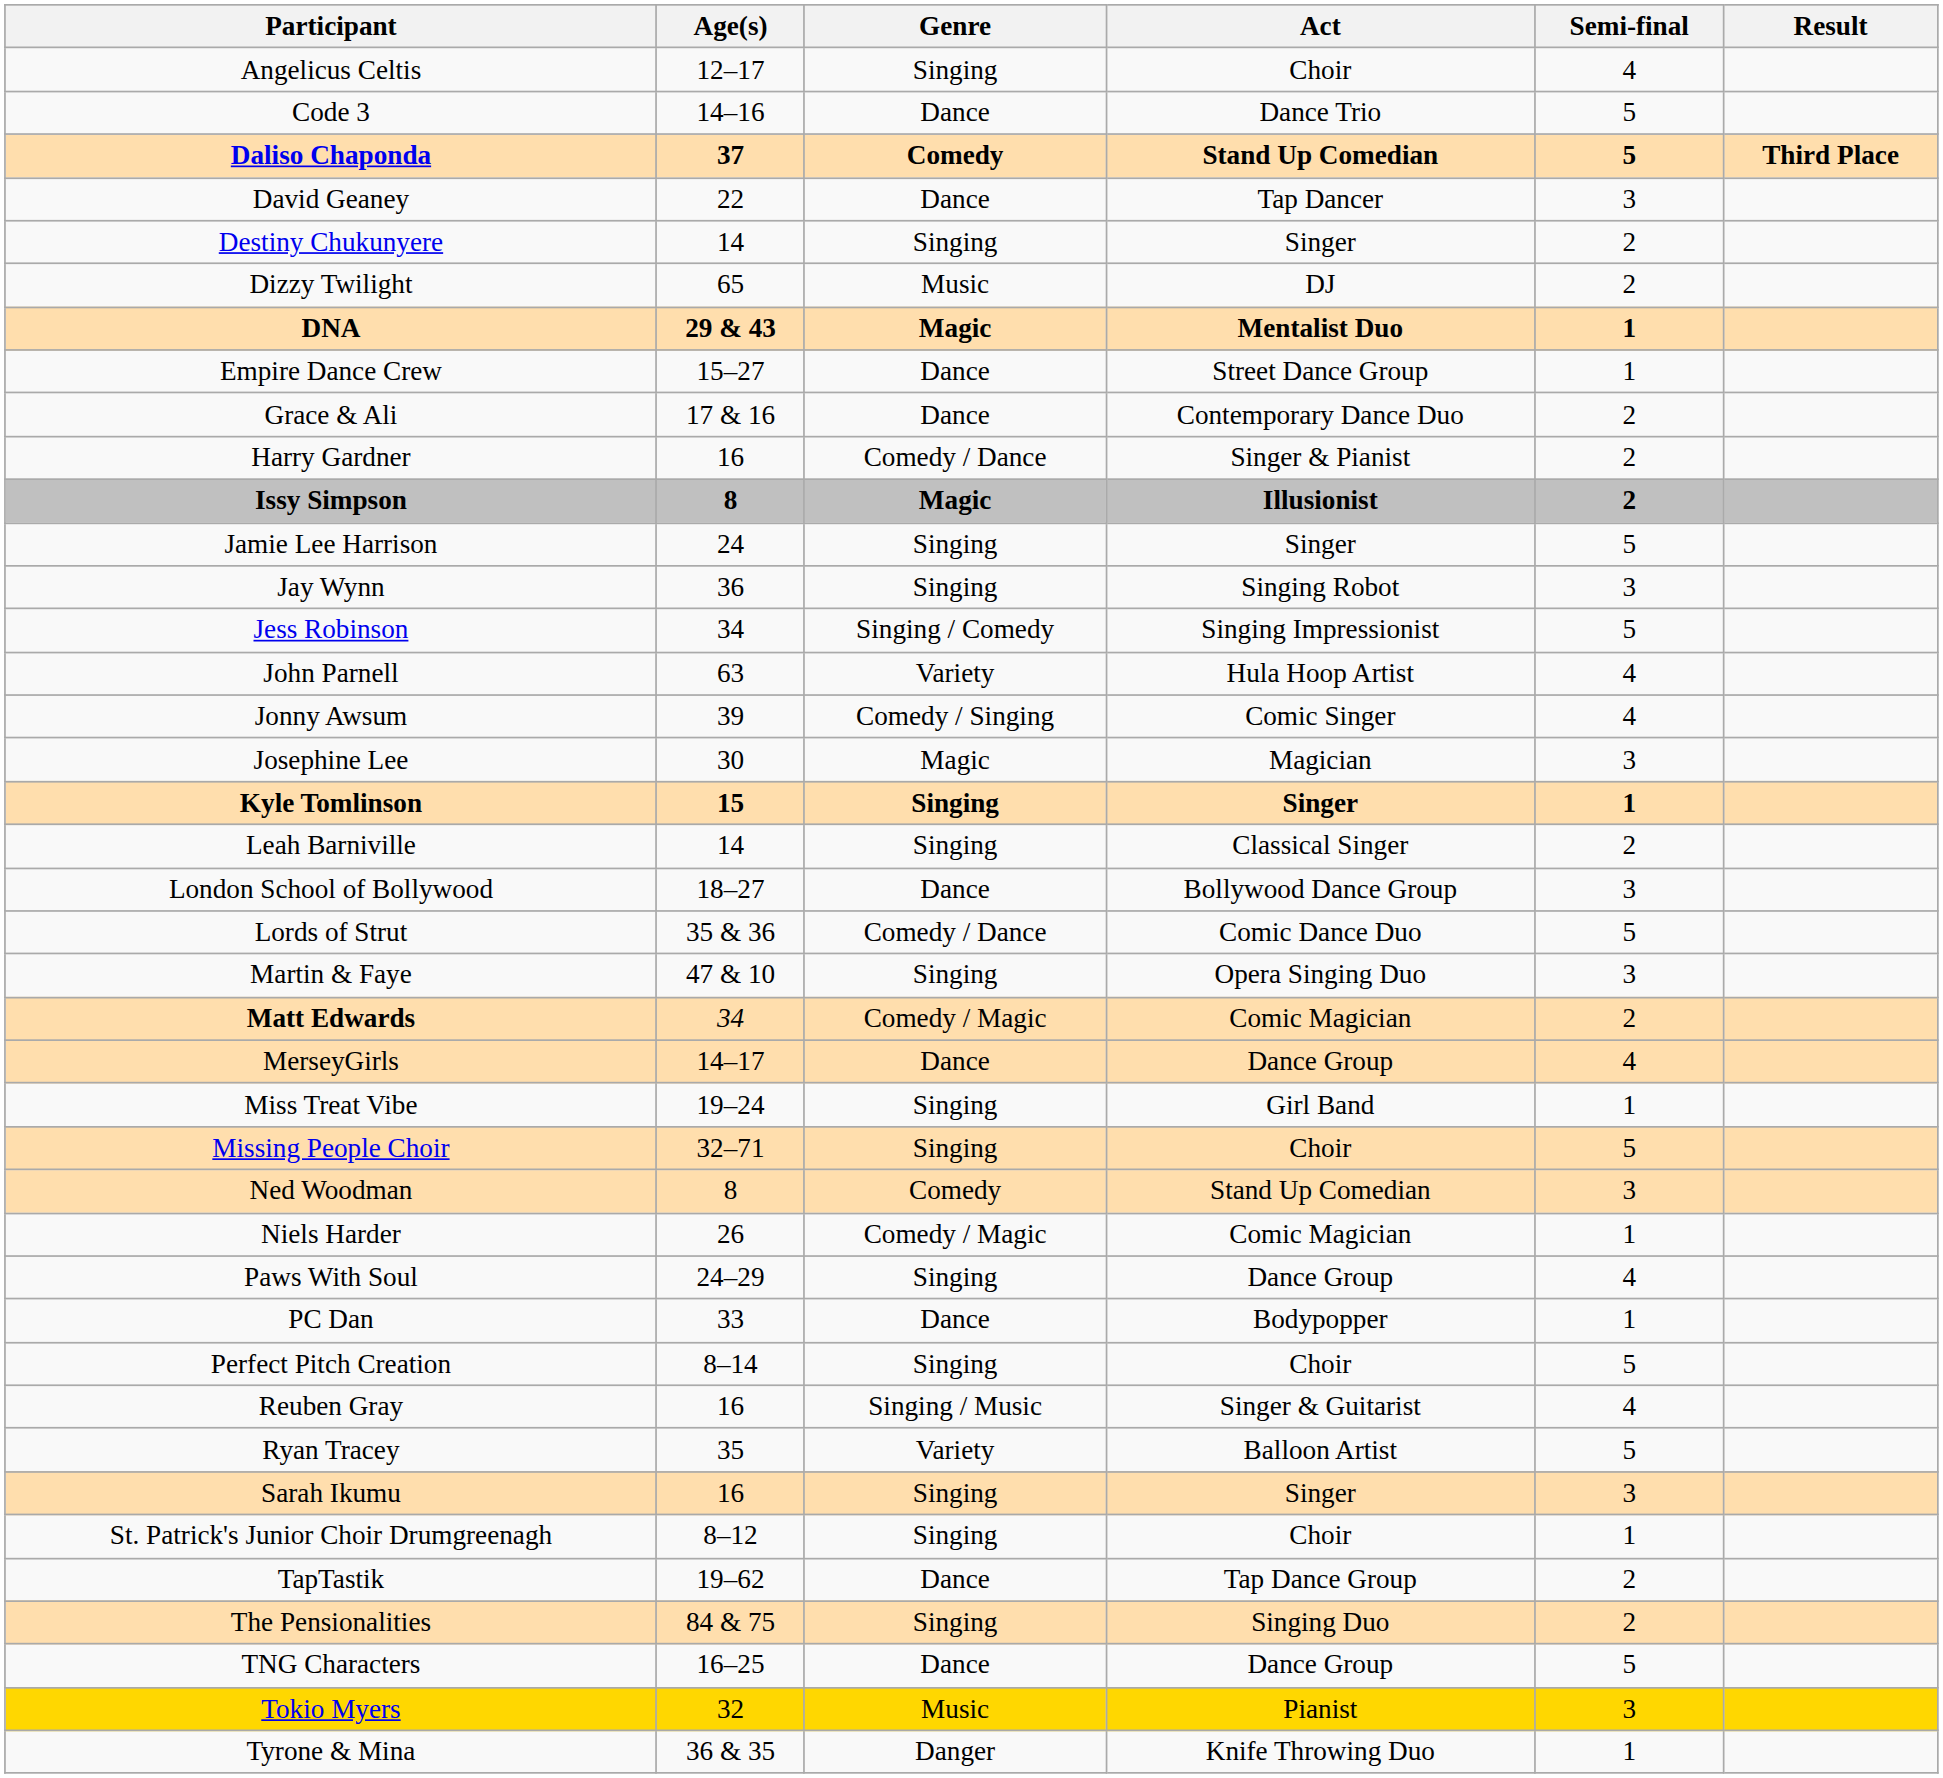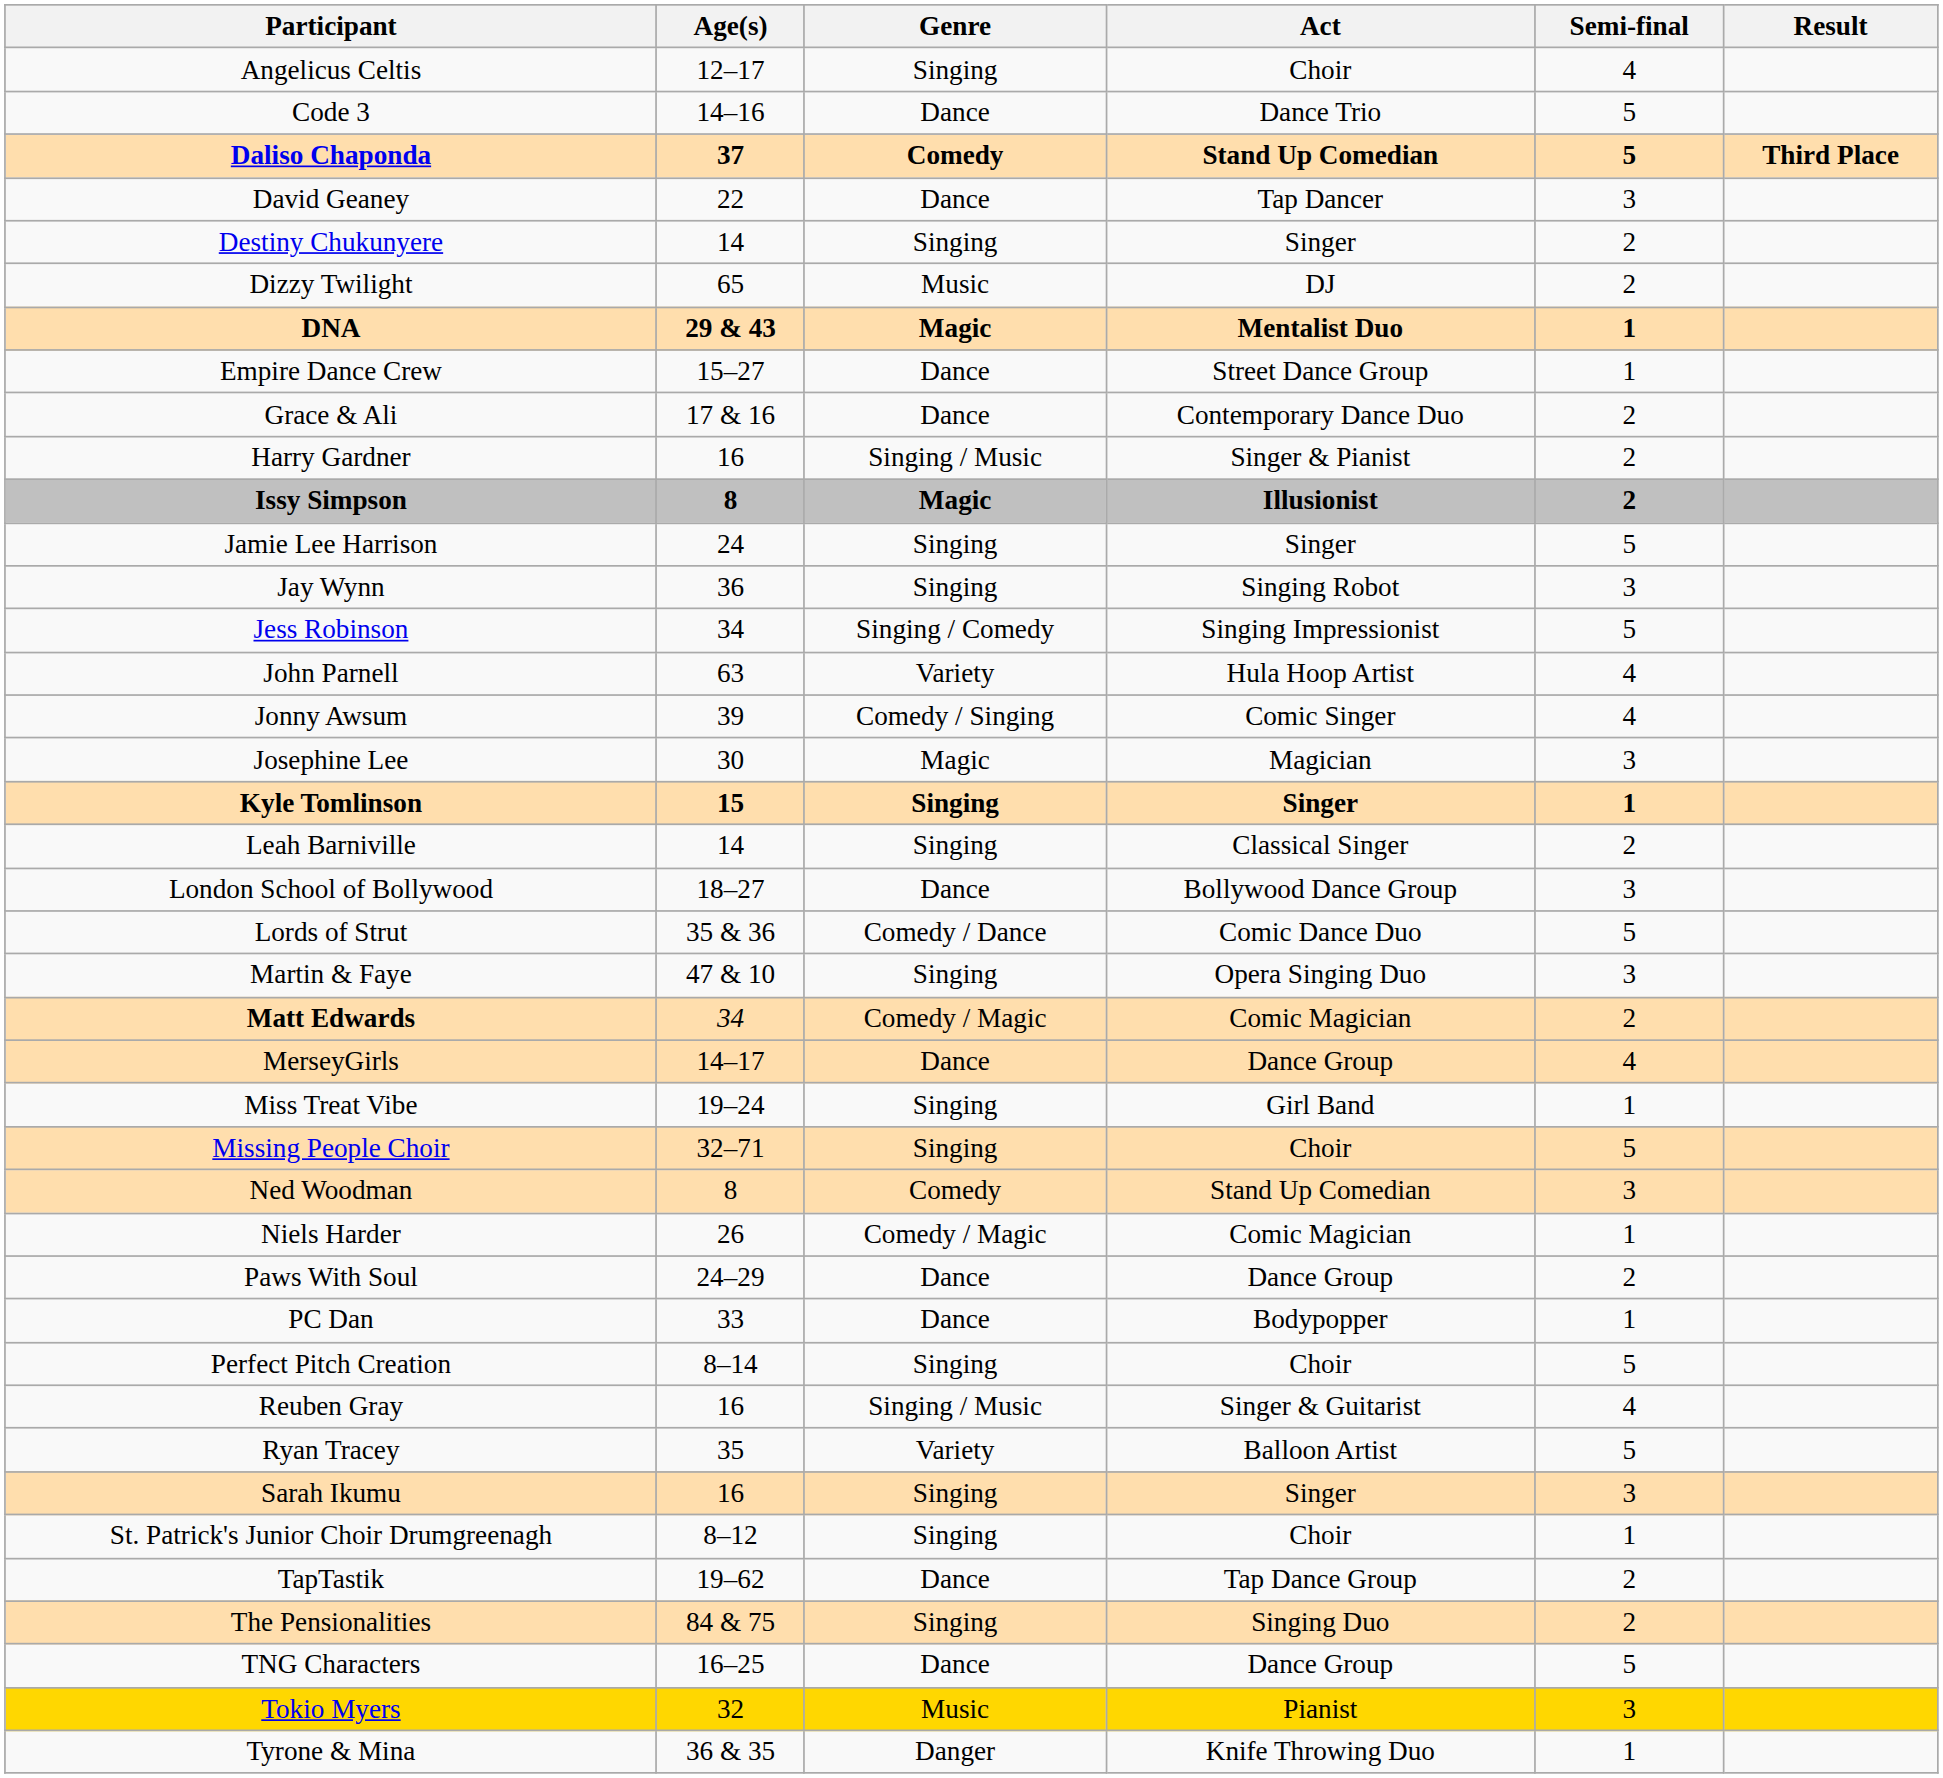(955, 457) Comedy / Dance -> (955, 457) Singing / Music
(955, 1277) Singing -> (955, 1277) Dance
(1629, 1277) 4 -> (1629, 1277) 2
